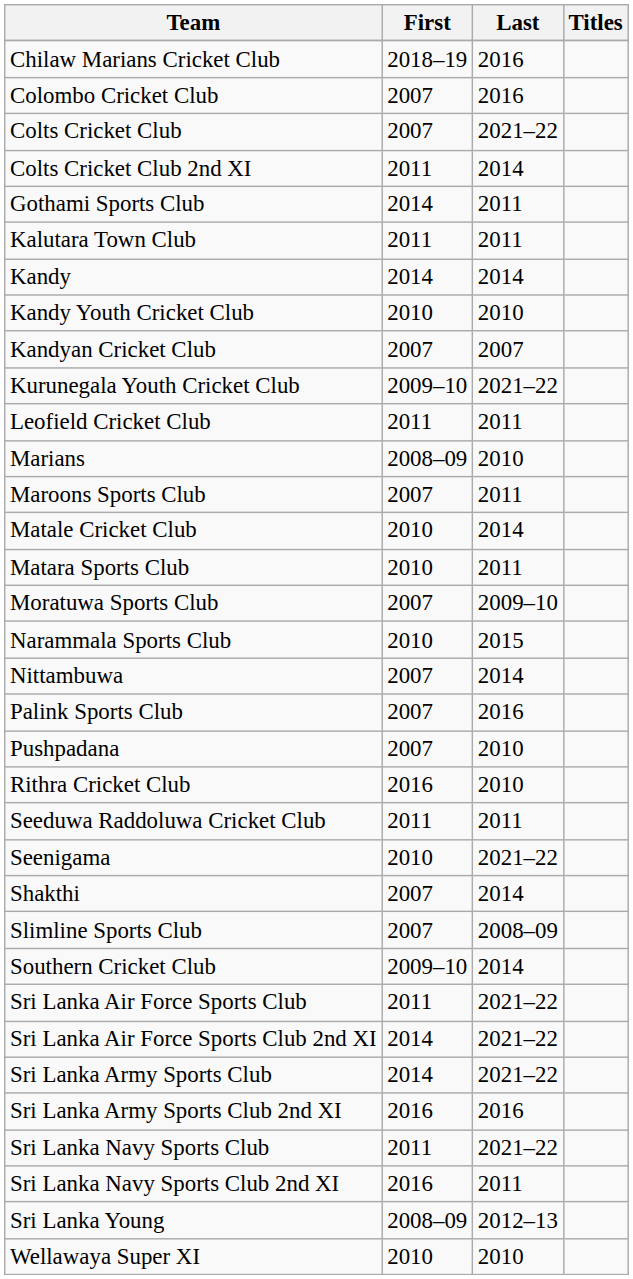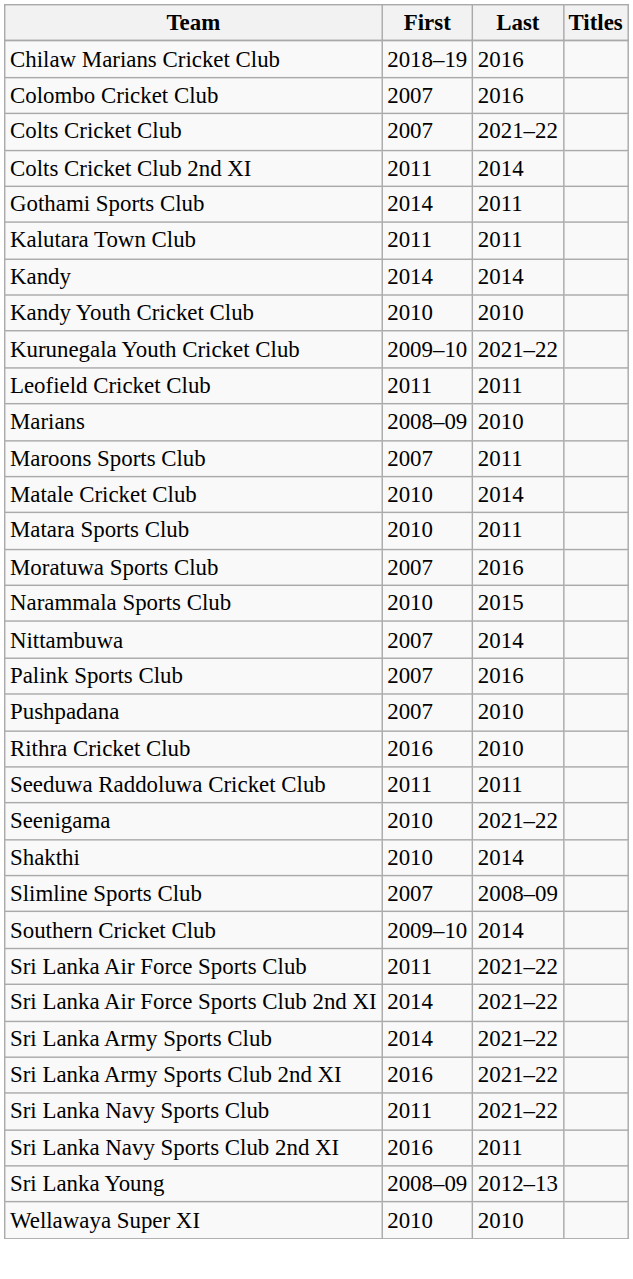- row: (113, 349)
(518, 603) 2009–10 -> (501, 566) 2016
(410, 893) 2007 -> (410, 857) 2010
(501, 1111) 2016 -> (518, 1074) 2021–22
